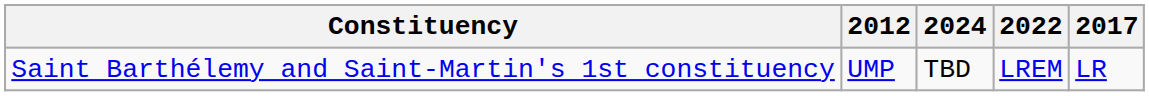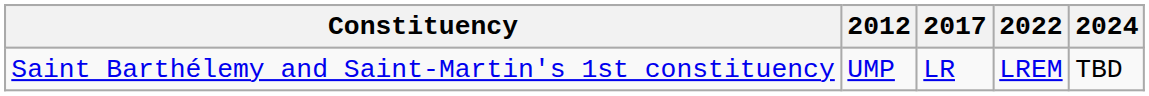columns swapped: (1107, 27) <-> (955, 27)
